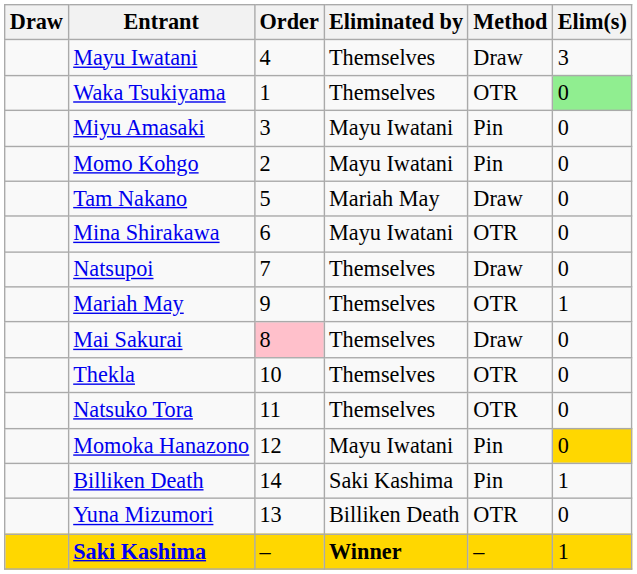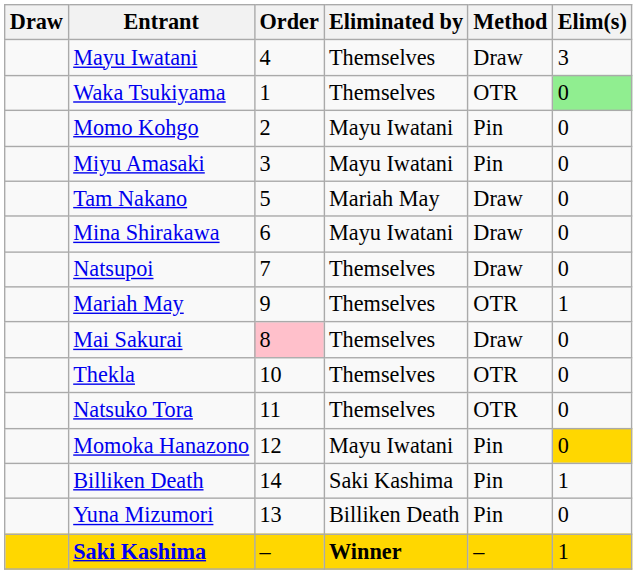rows swapped: (136, 163) <-> (139, 127)
(496, 233) OTR -> (498, 233) Draw
(496, 515) OTR -> (488, 515) Pin
